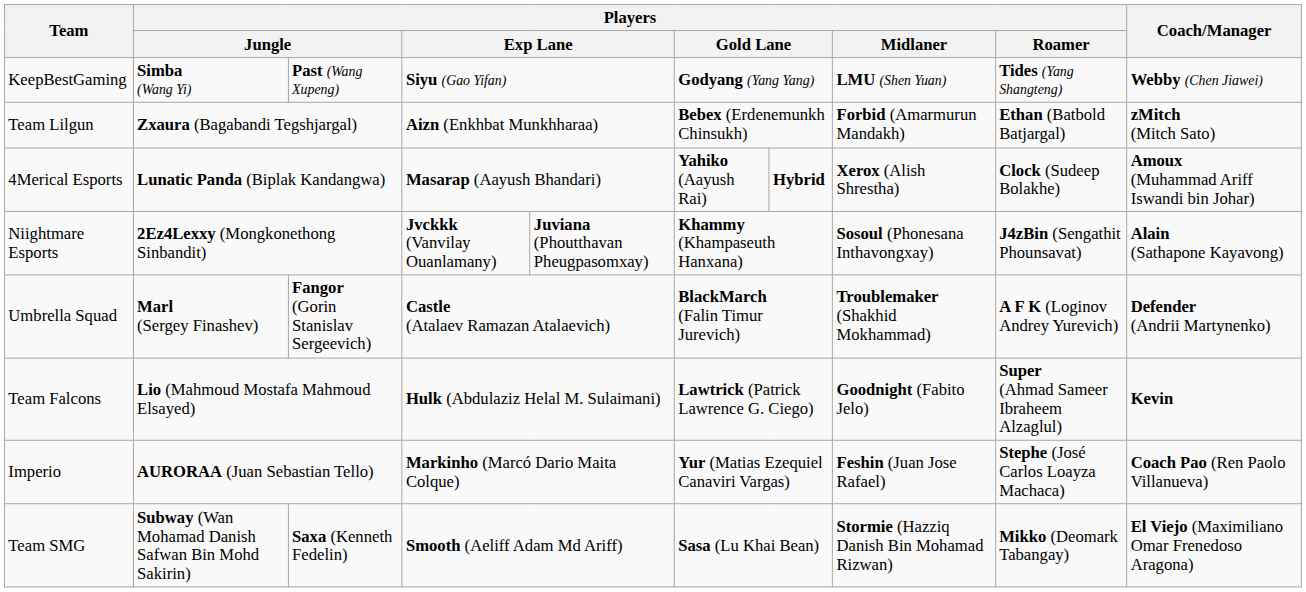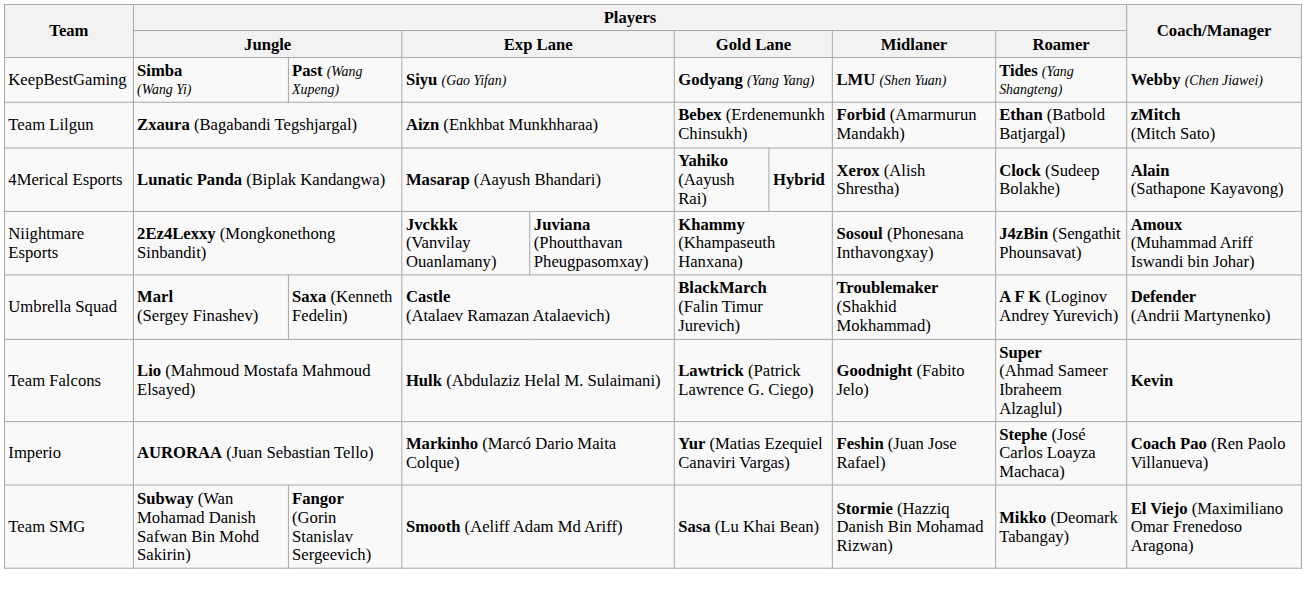(1193, 179) Amoux (Muhammad Ariff Iswandi bin Johar) -> (1207, 179) Alain (Sathapone Kayavong)
(1207, 243) Alain (Sathapone Kayavong) -> (1193, 243) Amoux (Muhammad Ariff Iswandi bin Johar)
(332, 316) Fangor (Gorin Stanislav Sergeevich) -> (342, 307) Saxa (Kenneth Fedelin)
(342, 545) Saxa (Kenneth Fedelin) -> (332, 526) Fangor (Gorin Stanislav Sergeevich)
